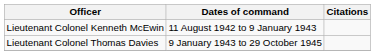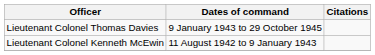rows swapped: (85, 27) <-> (82, 43)
